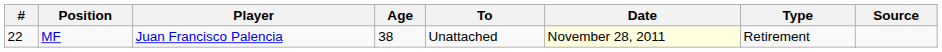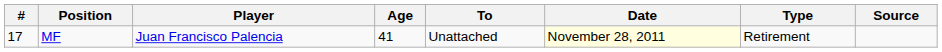(15, 37) 22 -> (15, 37) 17
(386, 37) 38 -> (386, 37) 41
